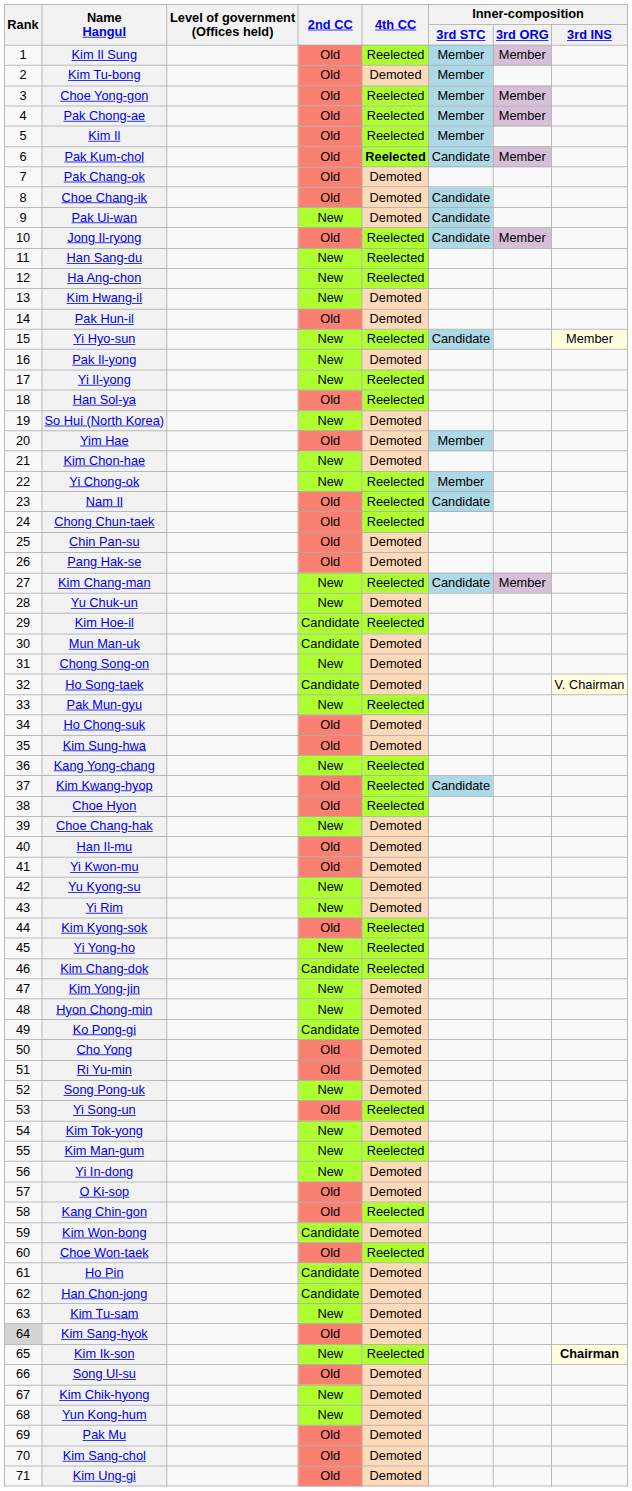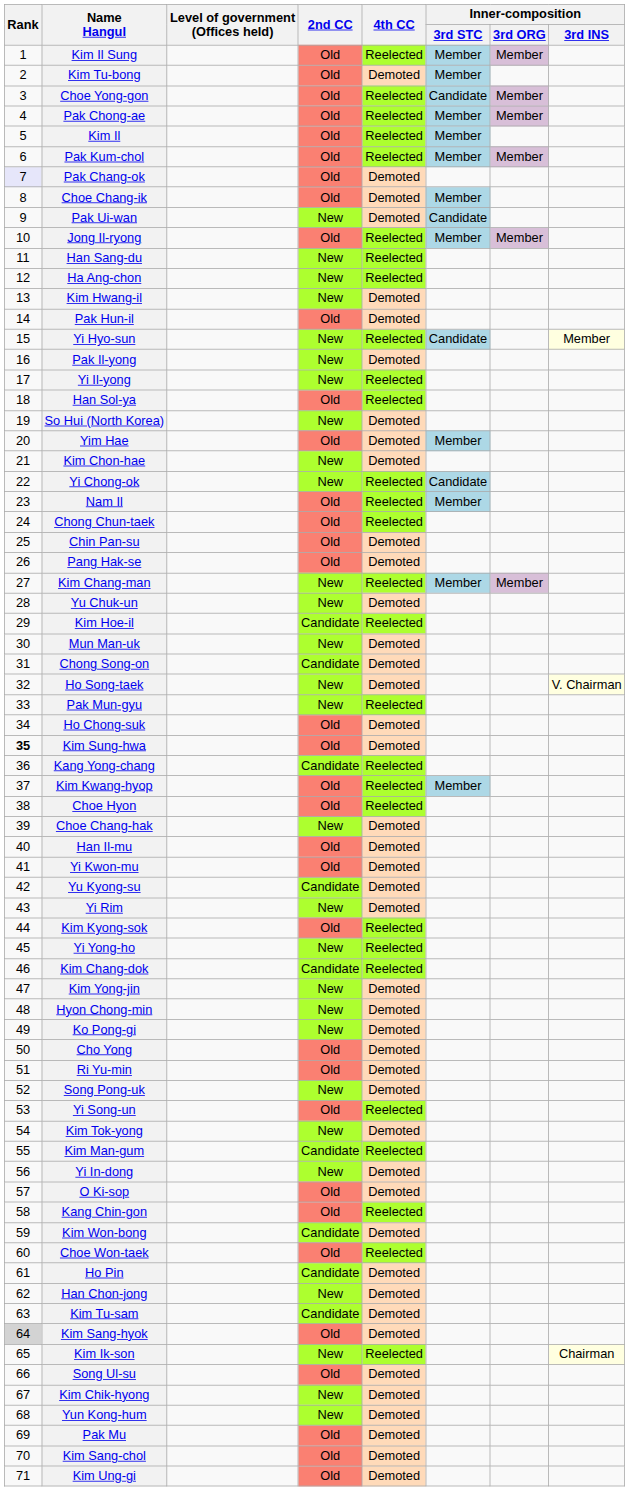(461, 95) Member -> (458, 95) Candidate
(396, 156) bold -> (394, 156) normal
(461, 156) Candidate -> (458, 156) Member
(23, 177) no background -> (23, 177) lavender background
(461, 197) Candidate -> (458, 197) Member
(461, 237) Candidate -> (458, 237) Member
(461, 481) Member -> (458, 481) Candidate
(461, 501) Candidate -> (458, 501) Member
(461, 583) Candidate -> (458, 583) Member
(330, 643) Candidate -> (330, 643) New
(330, 664) New -> (330, 664) Candidate
(330, 684) Candidate -> (330, 684) New
(23, 745) normal -> (23, 745) bold
(330, 765) New -> (330, 765) Candidate
(461, 786) Candidate -> (458, 786) Member
(330, 887) New -> (330, 887) Candidate
(330, 1029) Candidate -> (330, 1029) New
(330, 1151) New -> (330, 1151) Candidate
(330, 1293) Candidate -> (330, 1293) New
(330, 1313) New -> (330, 1313) Candidate
(589, 1354) bold -> (587, 1354) normal
